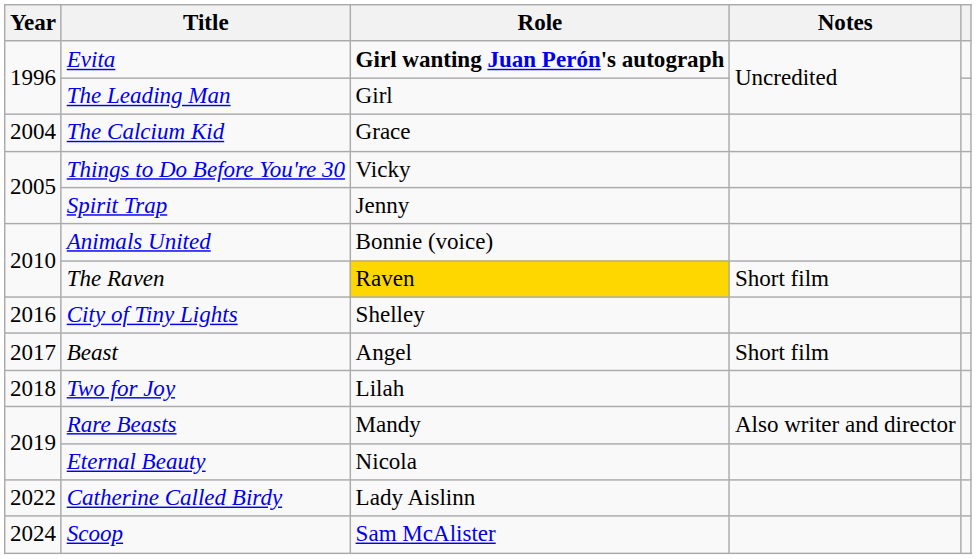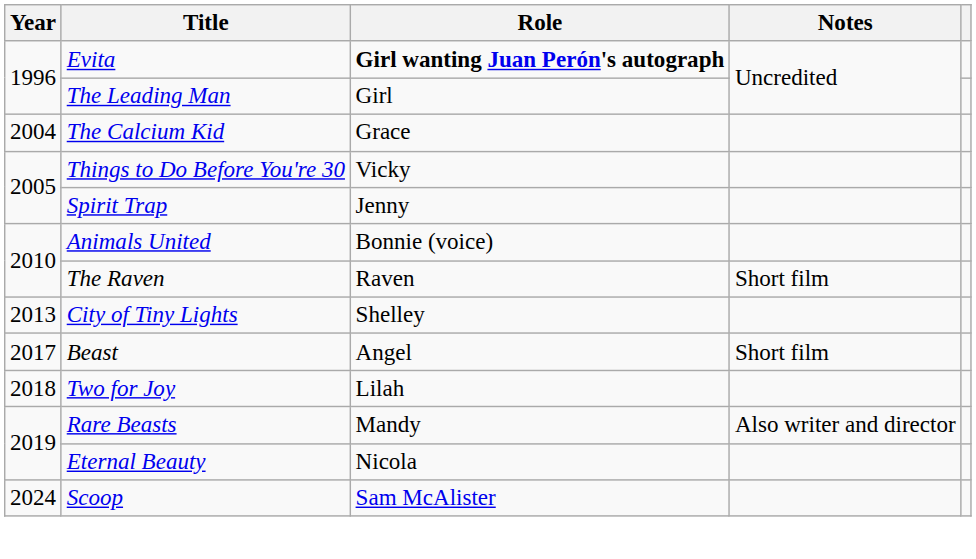(385, 278) gold background -> (385, 278) no background
(33, 315) 2016 -> (33, 315) 2013
- row: (174, 497)
